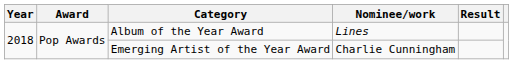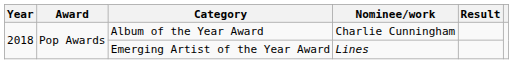(352, 31) Lines -> (395, 31) Charlie Cunningham
(395, 49) Charlie Cunningham -> (352, 49) Lines
